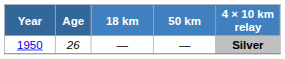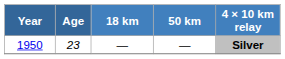(73, 45) 26 -> (73, 45) 23
